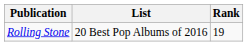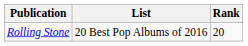(219, 31) 19 -> (219, 31) 20
